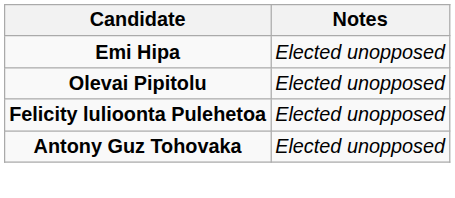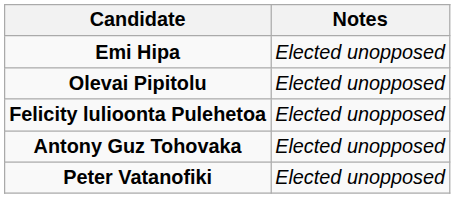+ row: (138, 177)
